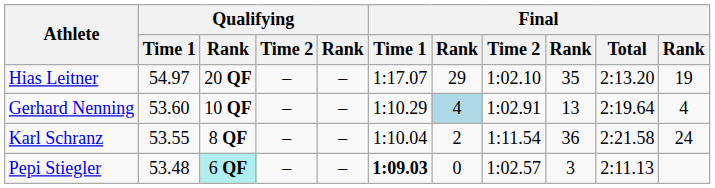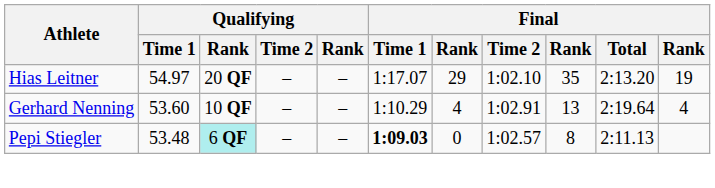(457, 108) lightblue background -> (457, 108) no background
- row: (56, 138)
(570, 168) 3 -> (570, 138) 8
